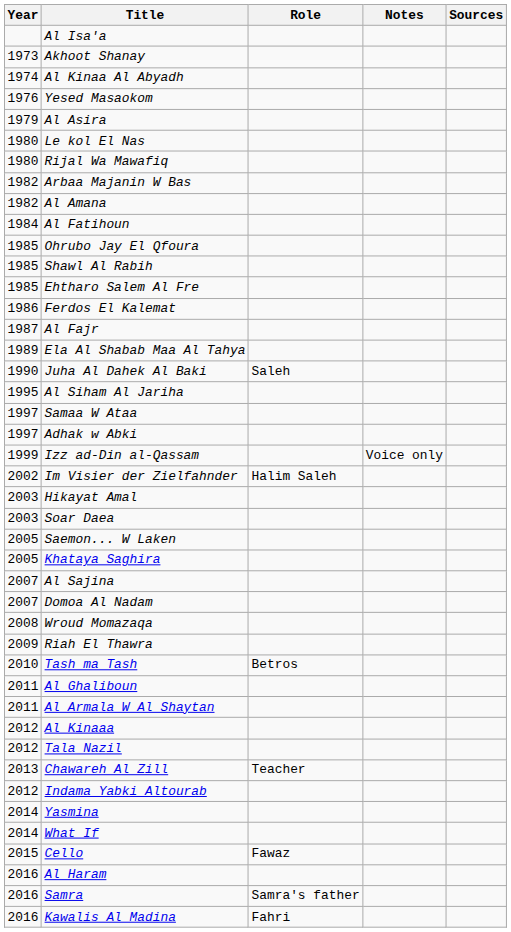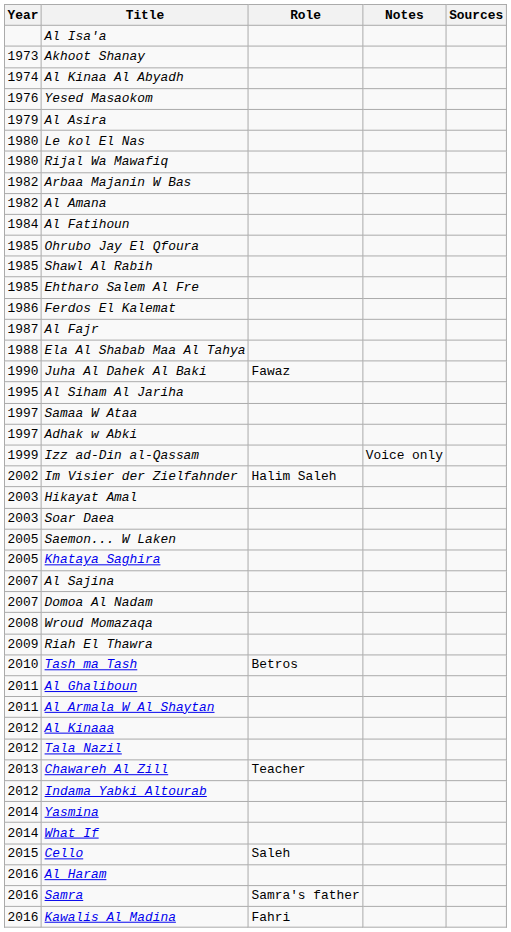(23, 351) 1989 -> (23, 351) 1988
(271, 372) Saleh -> (271, 372) Fawaz
(271, 854) Fawaz -> (271, 854) Saleh
